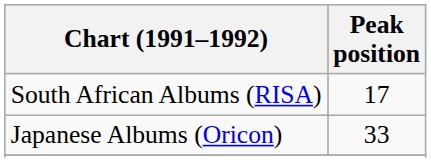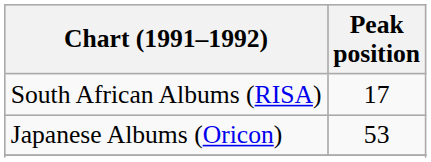(377, 134) 33 -> (377, 134) 53
